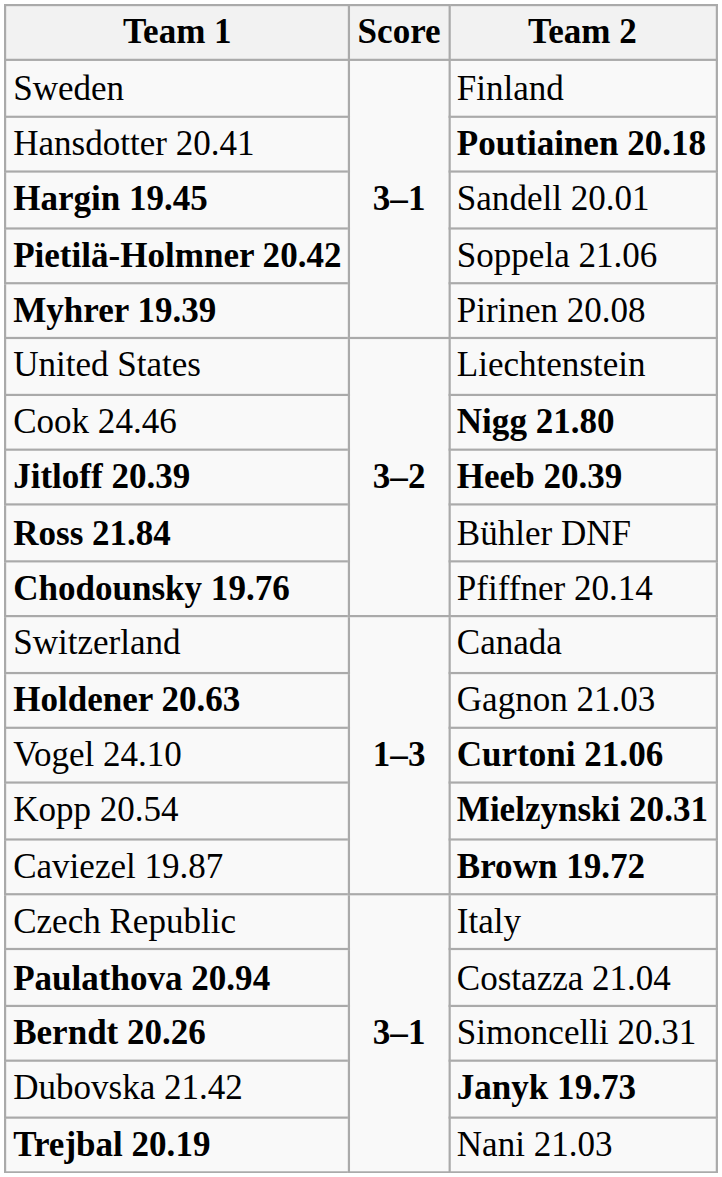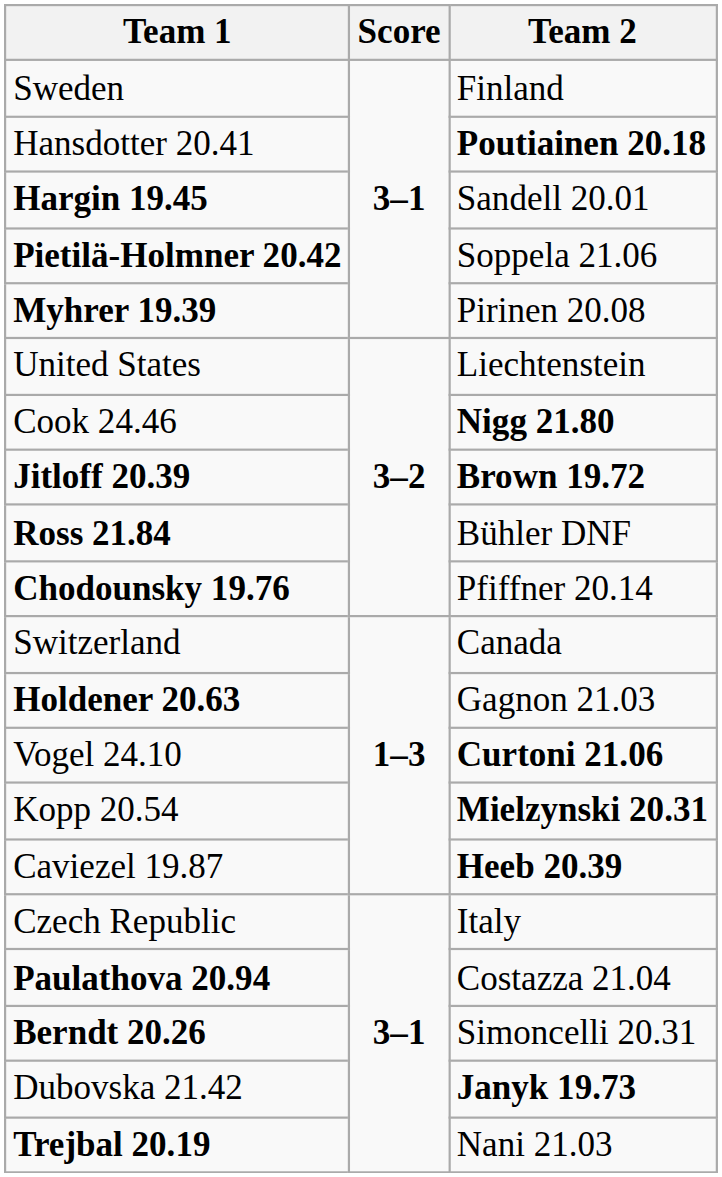(540, 476) Heeb 20.39 -> (551, 476) Brown 19.72
(551, 865) Brown 19.72 -> (540, 865) Heeb 20.39
